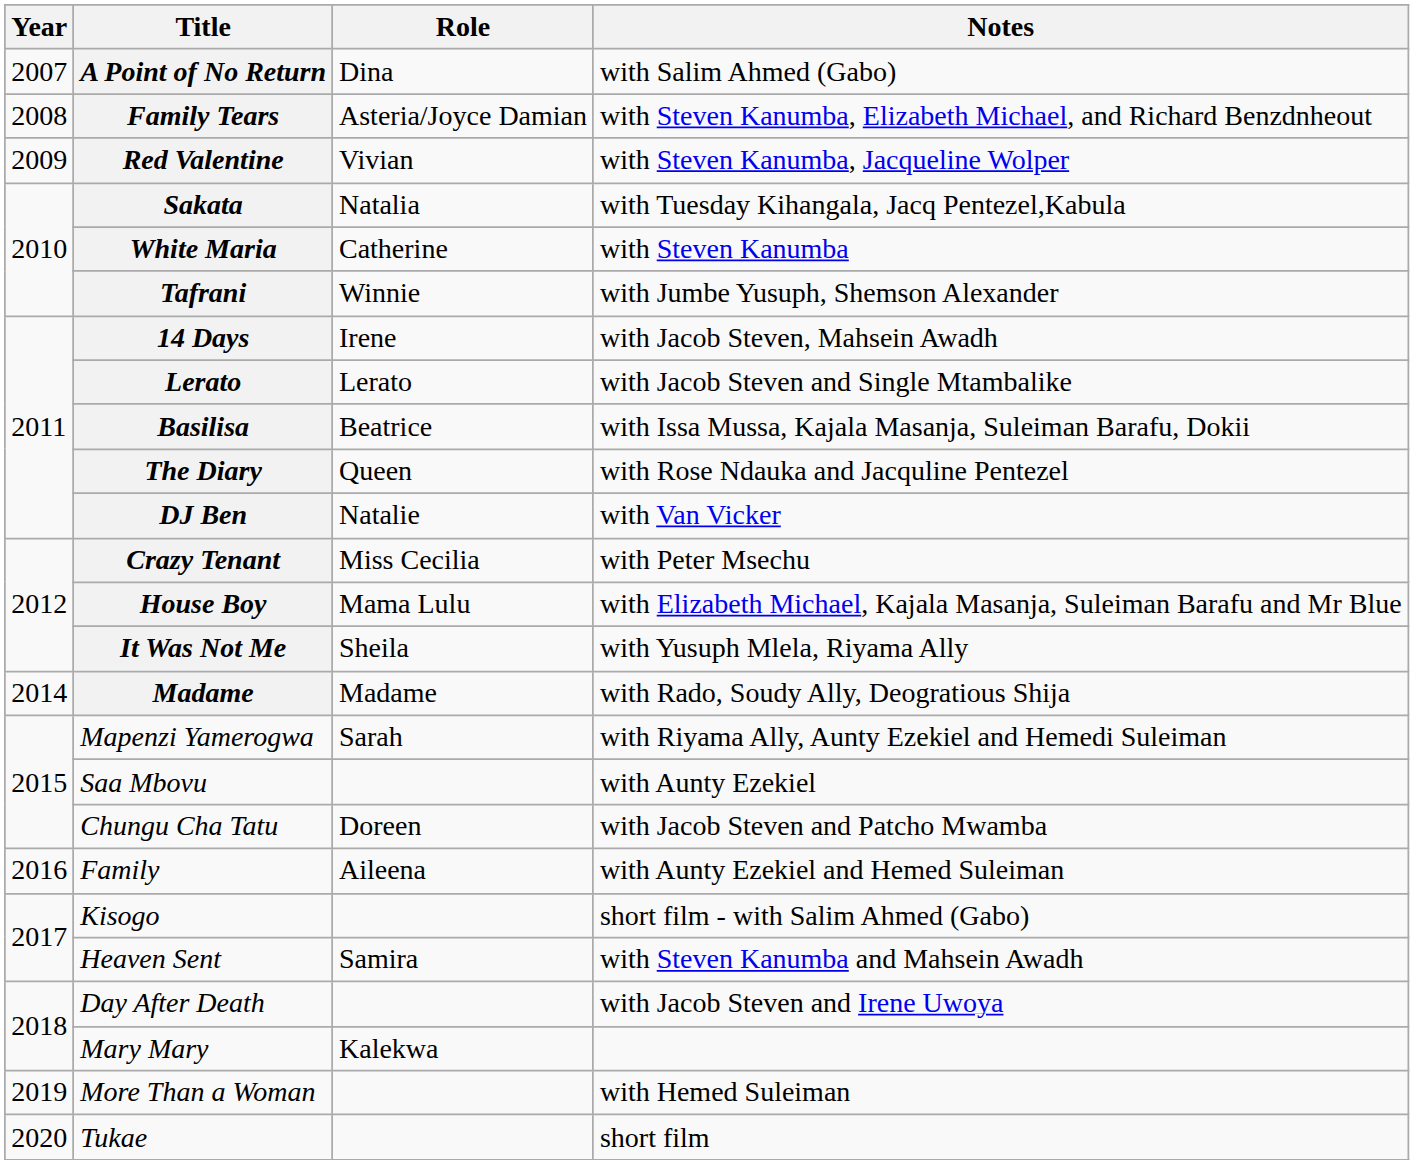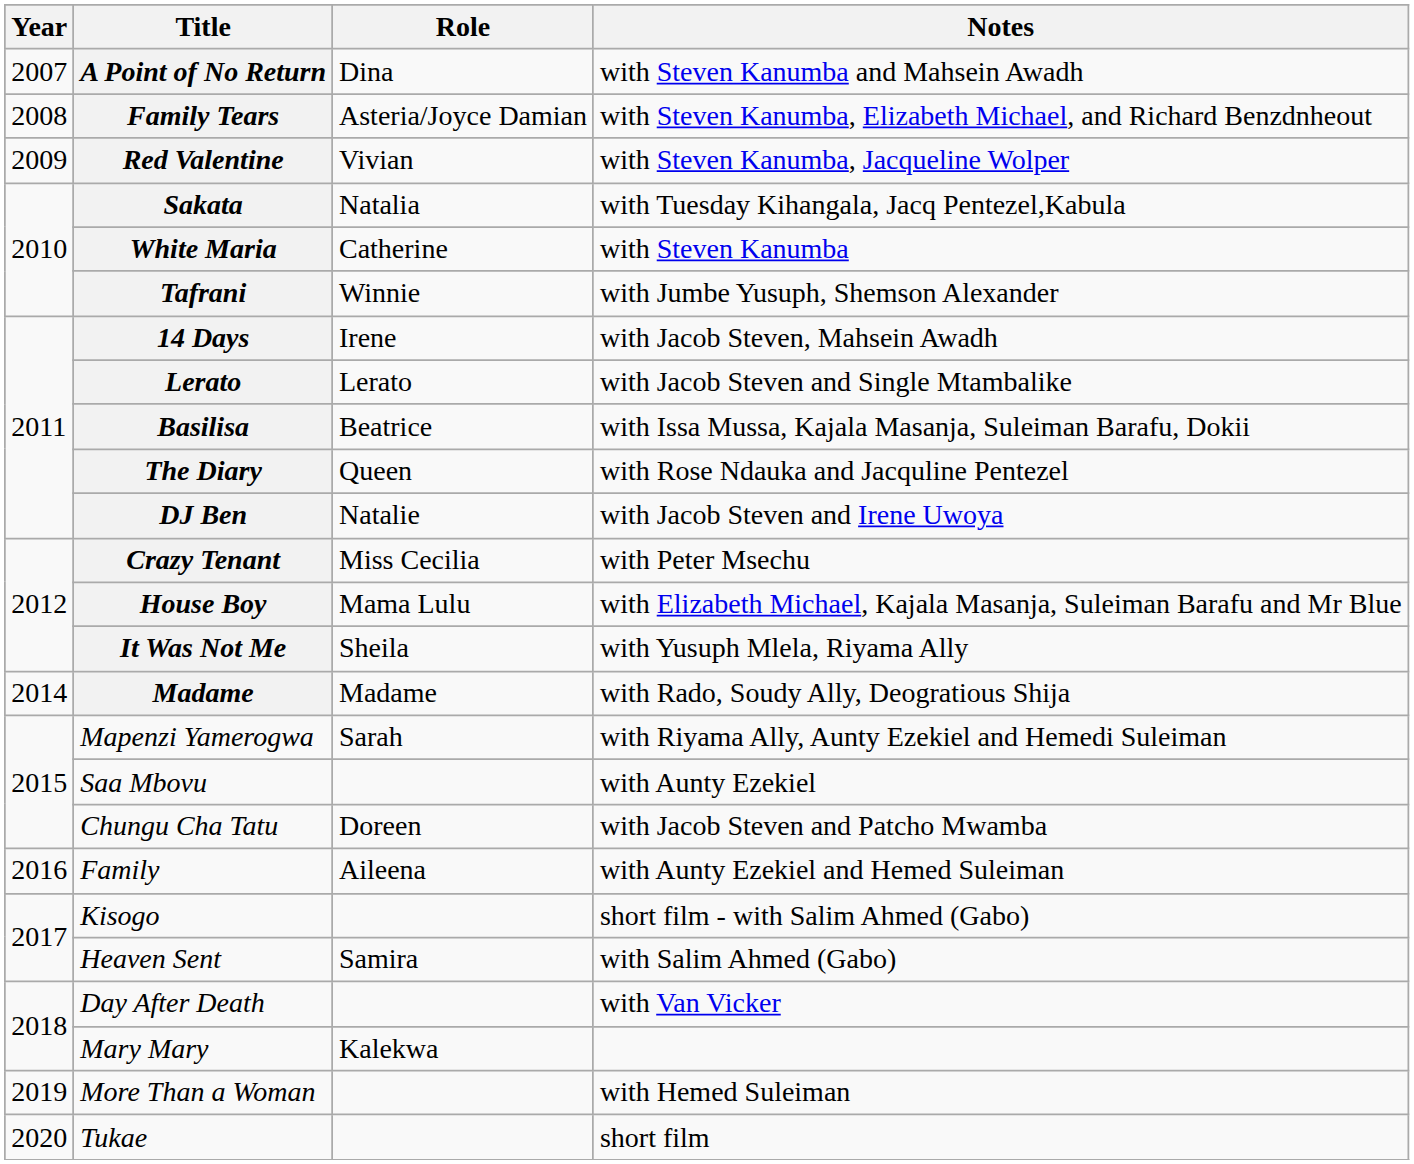(748, 71) with Salim Ahmed (Gabo) -> (842, 71) with Steven Kanumba and Mahsein Awadh
(690, 515) with Van Vicker -> (802, 515) with Jacob Steven and Irene Uwoya
(842, 959) with Steven Kanumba and Mahsein Awadh -> (748, 959) with Salim Ahmed (Gabo)
(802, 1003) with Jacob Steven and Irene Uwoya -> (690, 1003) with Van Vicker
